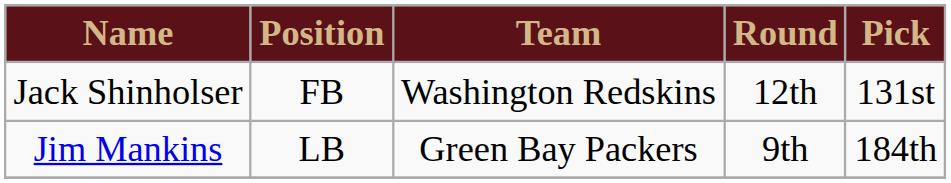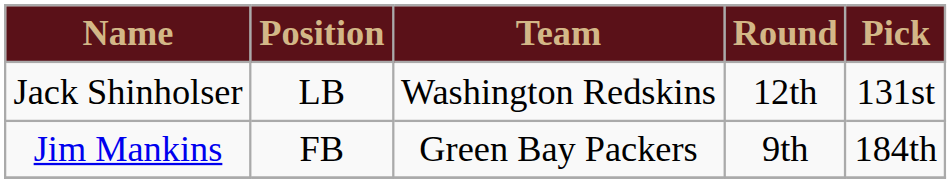(322, 90) FB -> (322, 90) LB
(322, 148) LB -> (322, 148) FB
